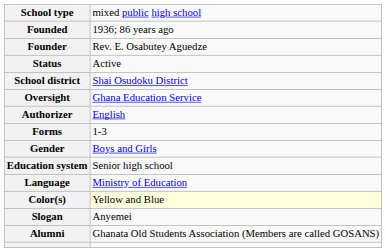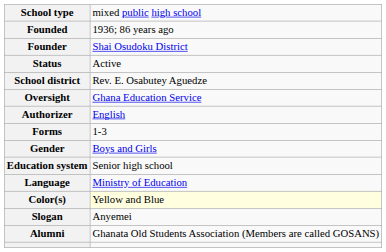(150, 47) Rev. E. Osabutey Aguedze -> (140, 47) Shai Osudoku District
(140, 81) Shai Osudoku District -> (150, 81) Rev. E. Osabutey Aguedze
